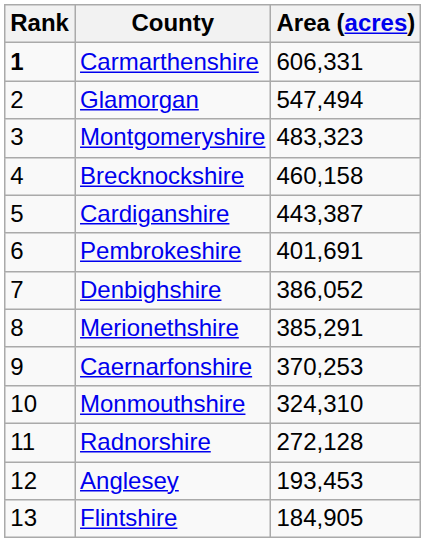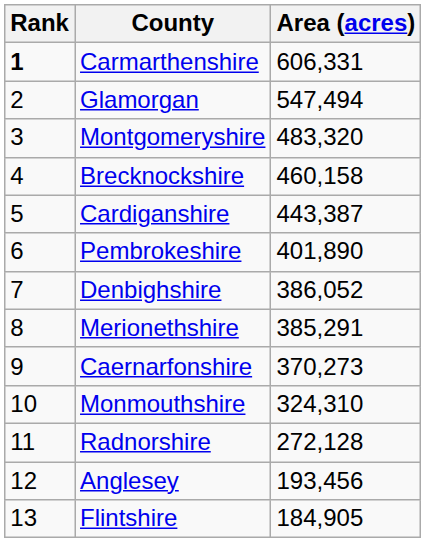(320, 137) 483,323 -> (320, 137) 483,320
(320, 251) 401,691 -> (320, 251) 401,890
(320, 366) 370,253 -> (320, 366) 370,273
(320, 480) 193,453 -> (320, 480) 193,456
